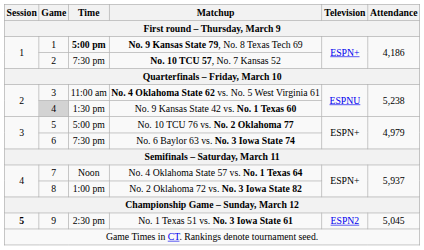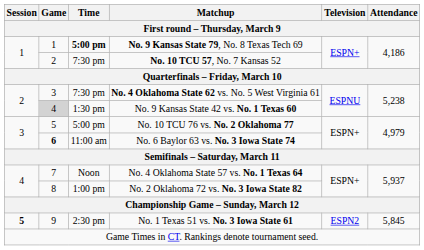(89, 92) 11:00 am -> (89, 92) 7:30 pm
(54, 141) normal -> (54, 141) bold
(89, 141) 7:30 pm -> (89, 141) 11:00 am
(394, 221) 5,045 -> (394, 221) 5,845
